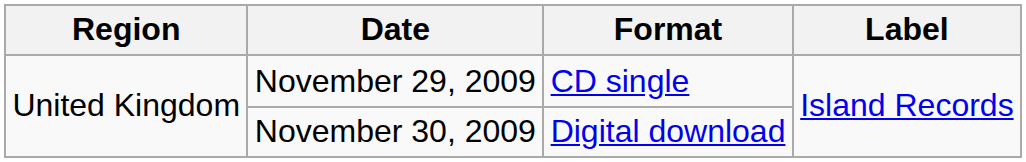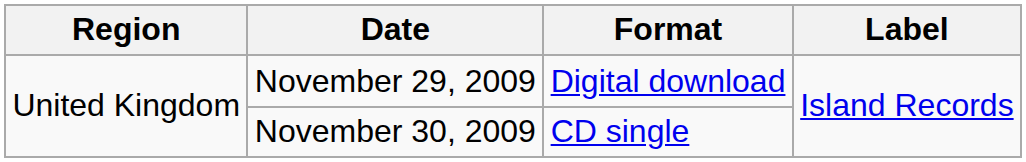(620, 80) CD single -> (668, 80) Digital download
(668, 131) Digital download -> (620, 131) CD single
